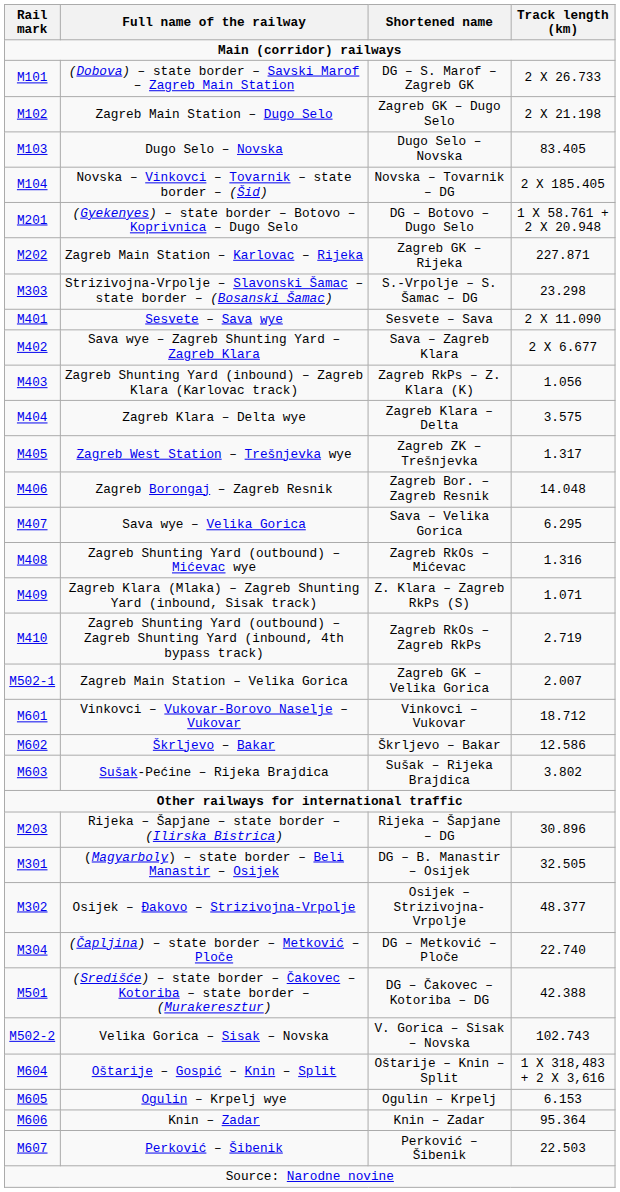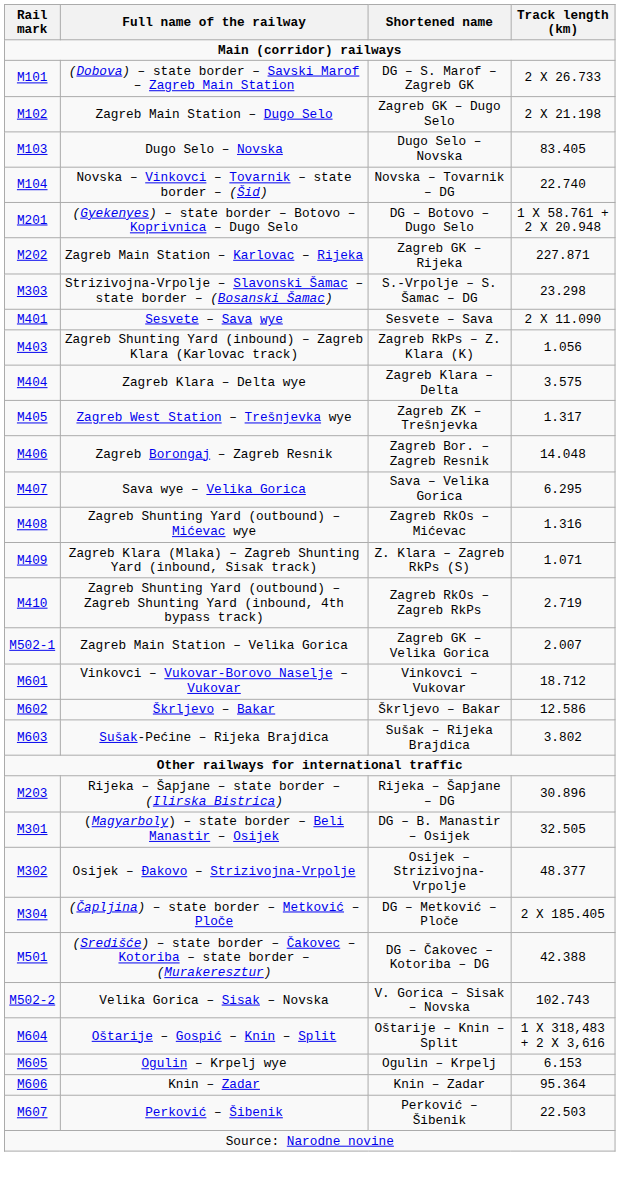(563, 185) 2 X 185.405 -> (563, 185) 22.740
- row: (214, 347)
(563, 950) 22.740 -> (563, 915) 2 X 185.405
